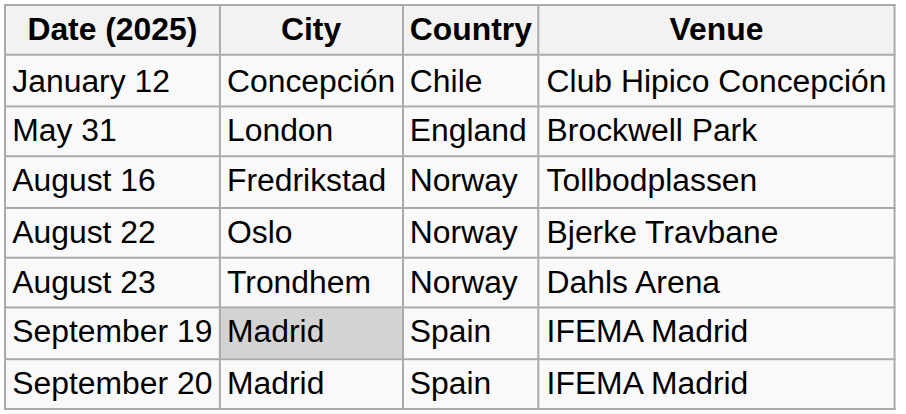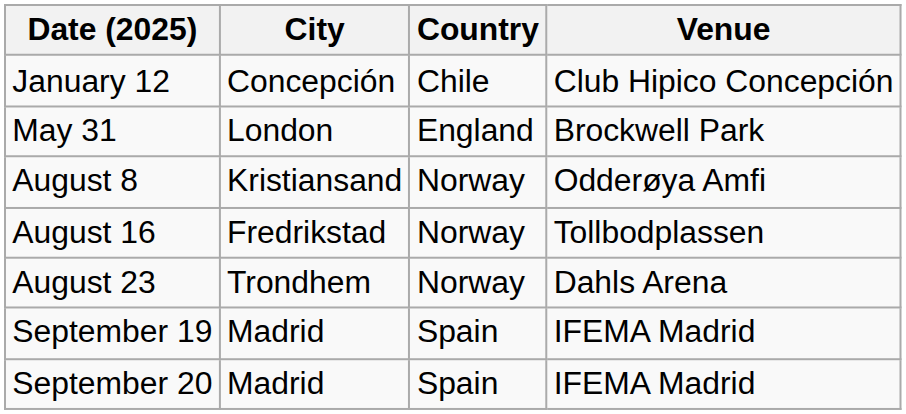+ row: (75, 181)
- row: (84, 231)
(276, 332) lightgrey background -> (276, 332) no background
